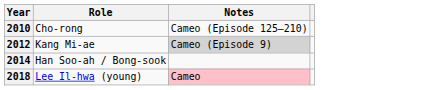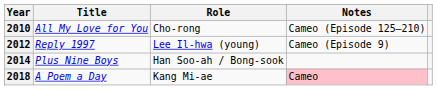+ column: (92, 12)
(65, 45) Kang Mi-ae -> (207, 45) Lee Il-hwa (young)
(221, 45) lightgrey background -> (339, 45) no background
(89, 77) Lee Il-hwa (young) -> (183, 77) Kang Mi-ae
